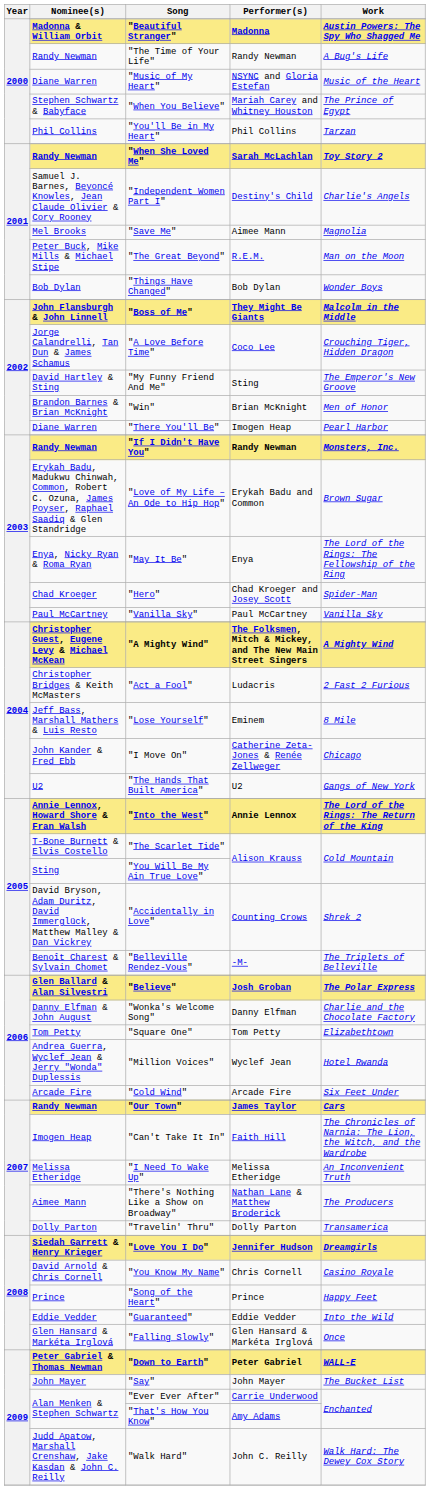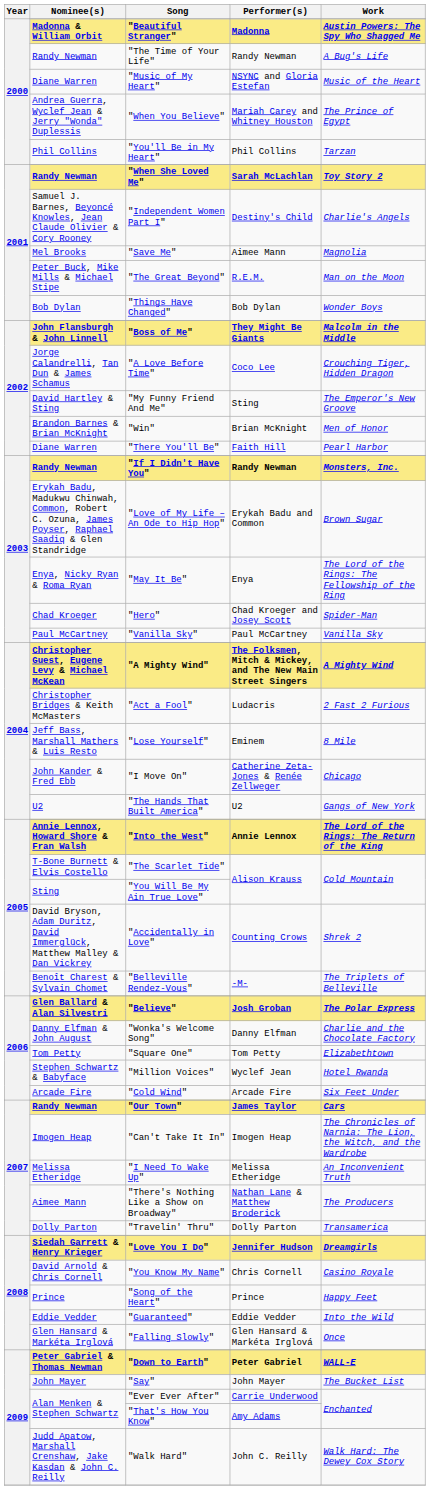(75, 106) Stephen Schwartz & Babyface -> (70, 117) Andrea Guerra, Wyclef Jean & Jerry "Wonda" Duplessis
(261, 428) Imogen Heap -> (259, 448) Faith Hill
(70, 1062) Andrea Guerra, Wyclef Jean & Jerry "Wonda" Duplessis -> (75, 1073) Stephen Schwartz & Babyface
(259, 1137) Faith Hill -> (261, 1137) Imogen Heap
